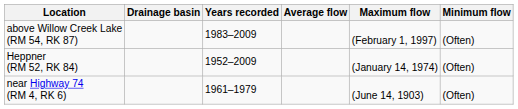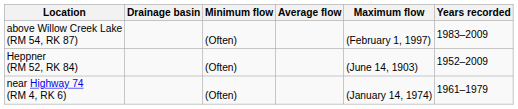columns swapped: (242, 12) <-> (477, 12)
(395, 68) (January 14, 1974) -> (382, 68) (June 14, 1903)
(388, 95) (June 14, 1903) -> (389, 95) (January 14, 1974)
